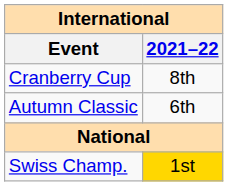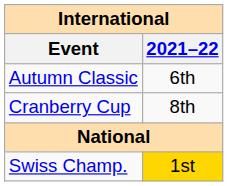rows swapped: (73, 107) <-> (70, 78)
